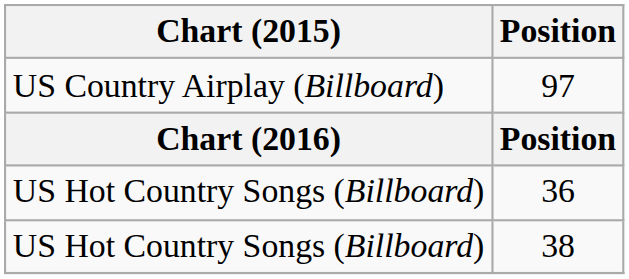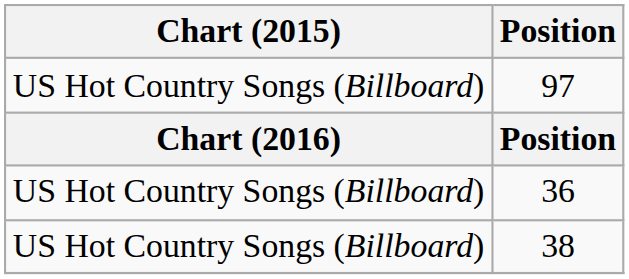(228, 84) US Country Airplay (Billboard) -> (249, 84) US Hot Country Songs (Billboard)
